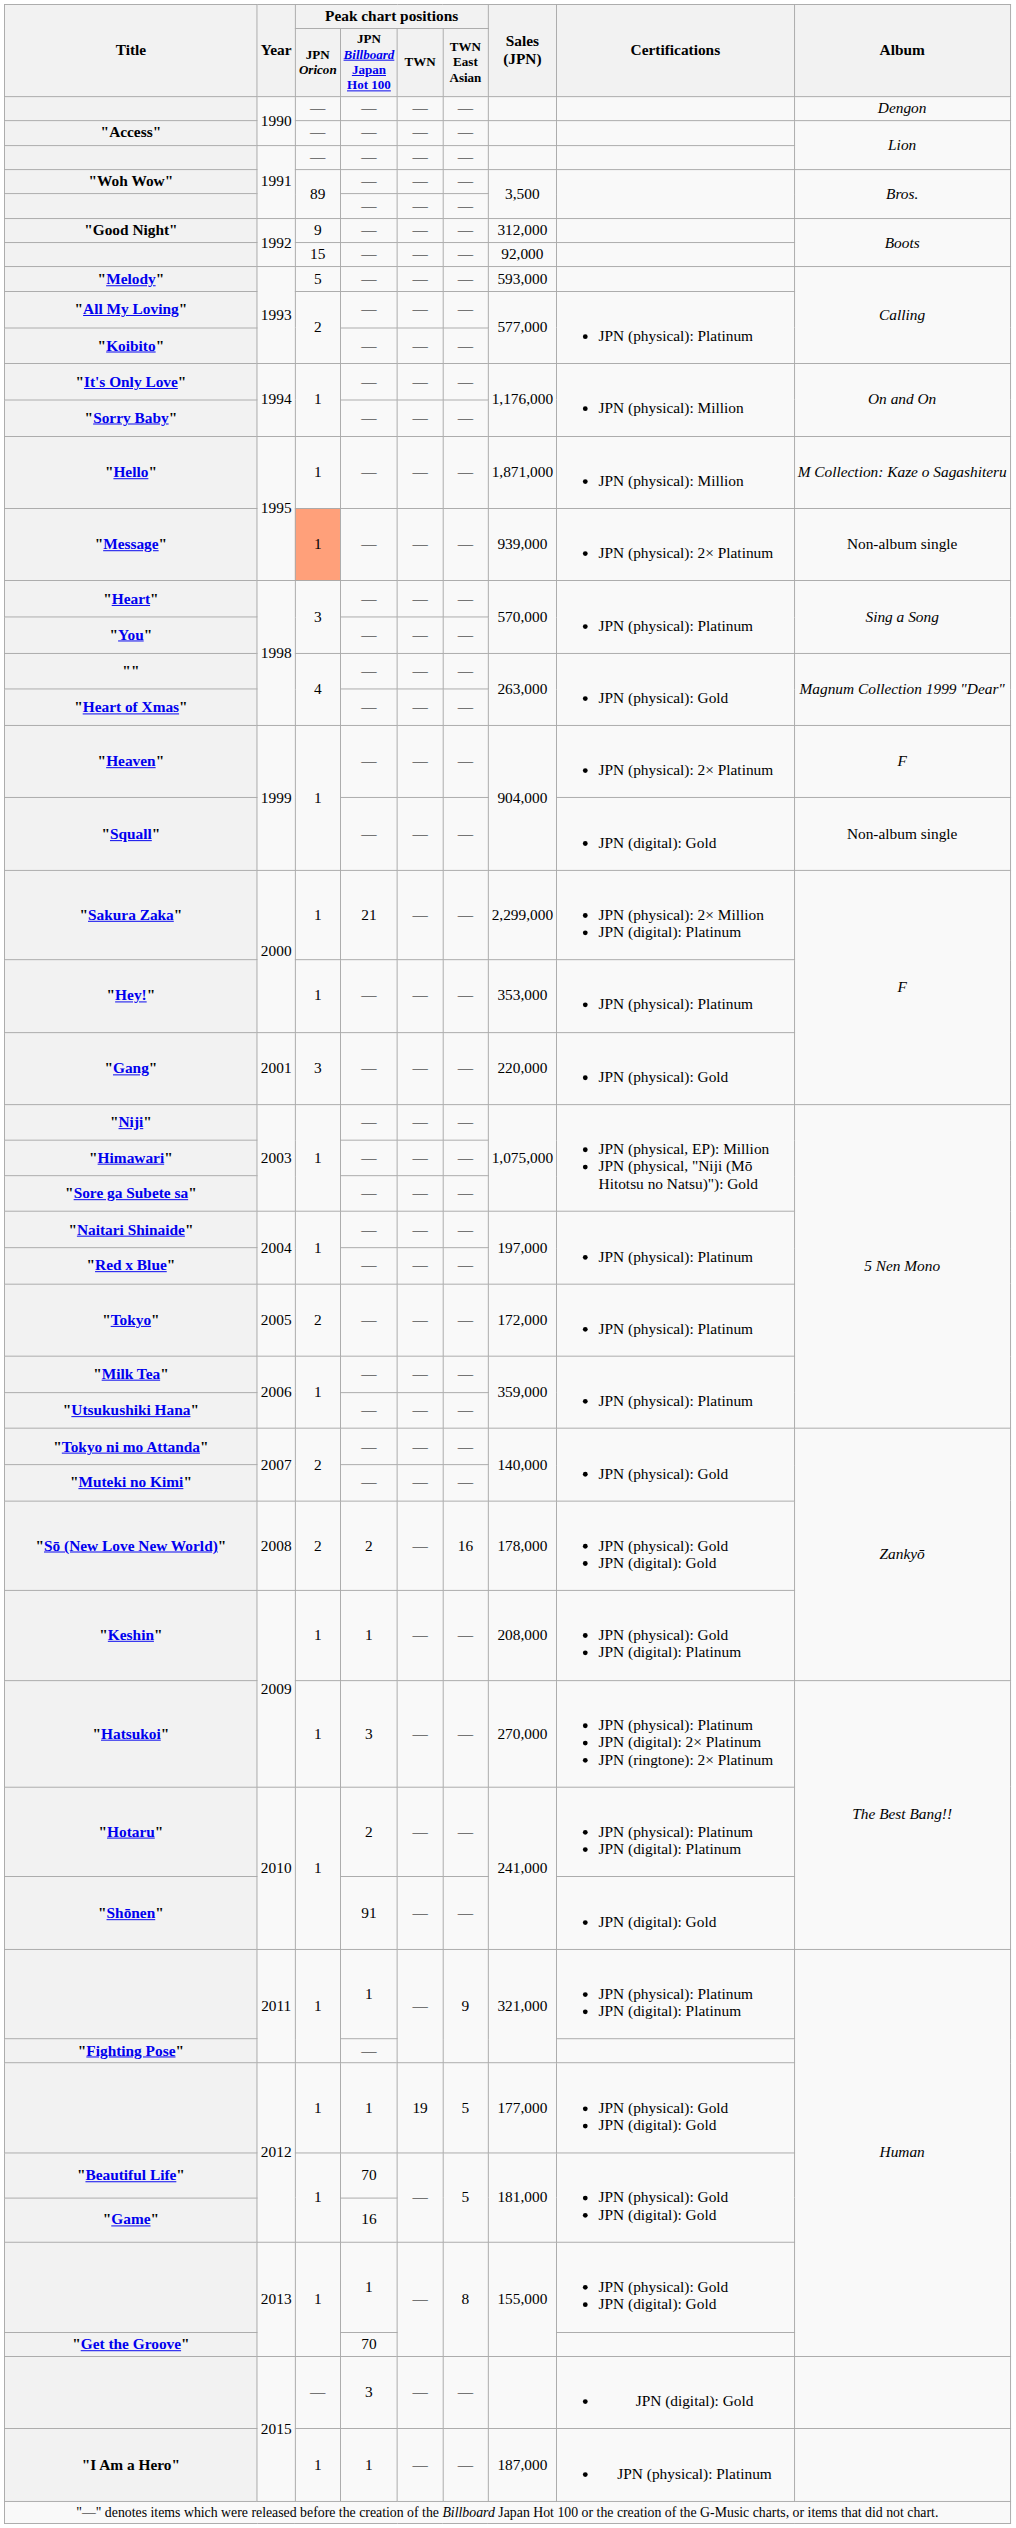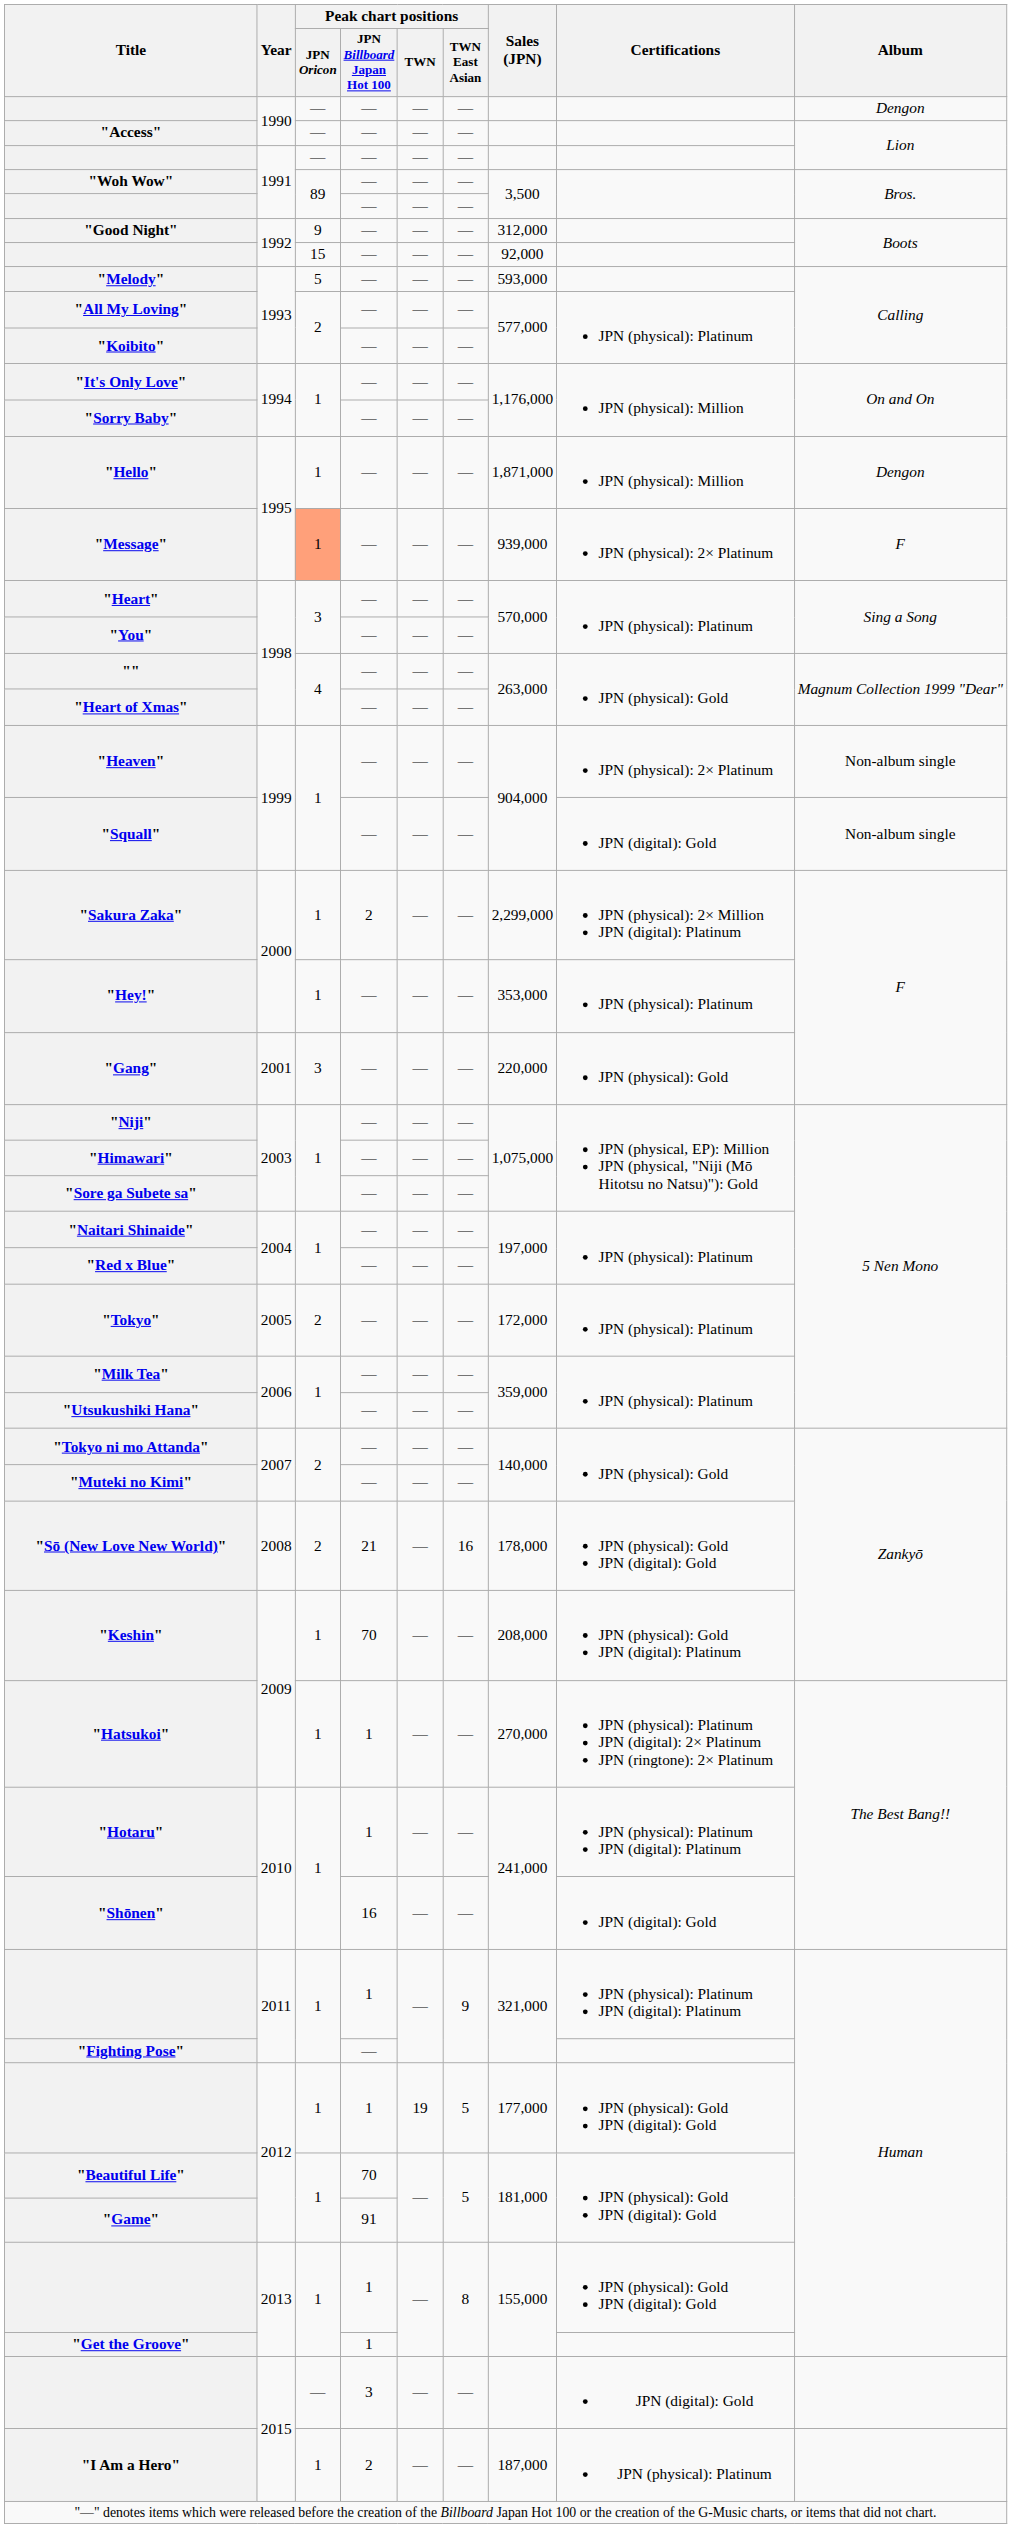(902, 472) M Collection: Kaze o Sagashiteru -> (900, 472) Dengon
(902, 544) Non-album single -> (900, 544) F
(902, 761) F -> (900, 761) Non-album single
(369, 915) 21 -> (369, 915) 2
(369, 1545) 2 -> (369, 1545) 21
(369, 1635) 1 -> (369, 1635) 70
(369, 1733) 3 -> (369, 1733) 1
(369, 1831) 2 -> (369, 1831) 1
(369, 1912) 91 -> (369, 1912) 16
(369, 2220) 16 -> (369, 2220) 91
(369, 2344) 70 -> (369, 2344) 1
(369, 2464) 1 -> (369, 2464) 2
